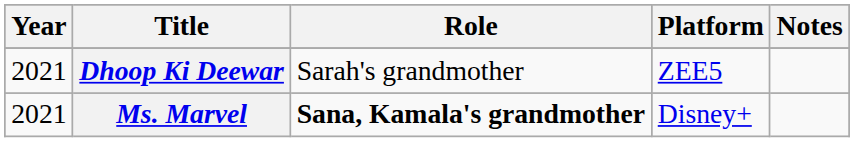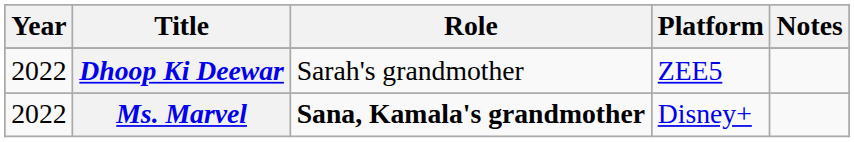(39, 70) 2021 -> (39, 70) 2022
(39, 114) 2021 -> (39, 114) 2022
